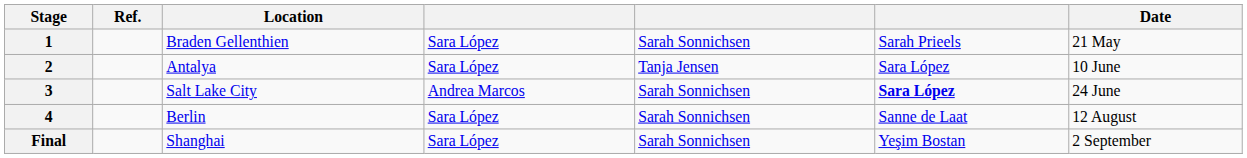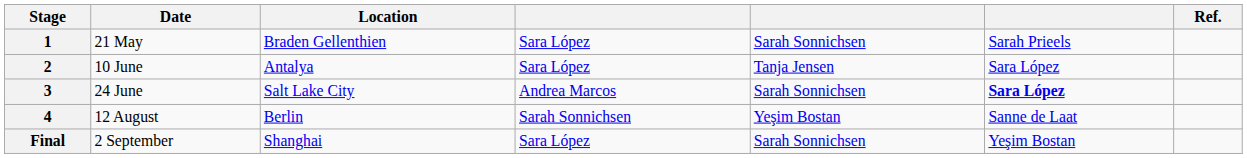columns swapped: (1155, 16) <-> (128, 16)
(463, 116) Sara López -> (575, 116) Sarah Sonnichsen
(694, 116) Sarah Sonnichsen -> (797, 116) Yeşim Bostan
